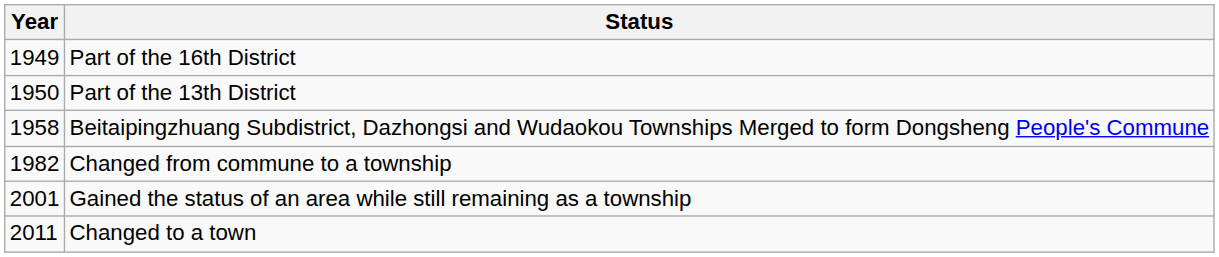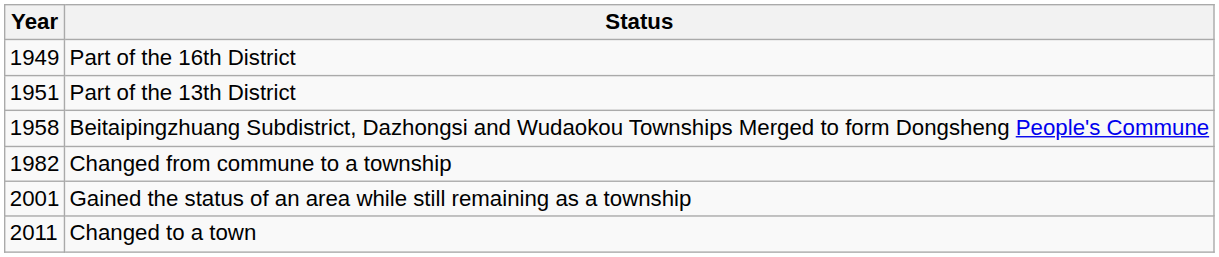(35, 92) 1950 -> (35, 92) 1951
